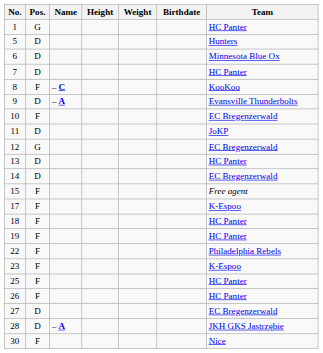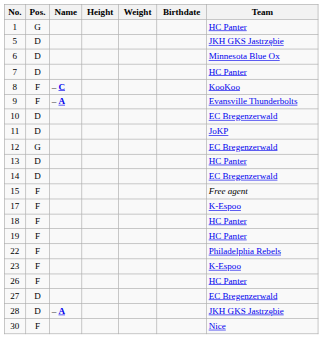(223, 42) Hunters -> (246, 42) JKH GKS Jastrzębie
(37, 102) D -> (37, 102) F
(37, 117) F -> (37, 117) D
- row: (15, 281)
